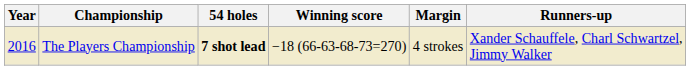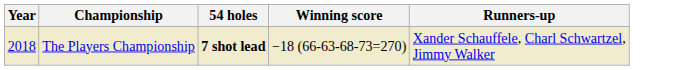- column: (438, 15)
(22, 45) 2016 -> (22, 45) 2018
